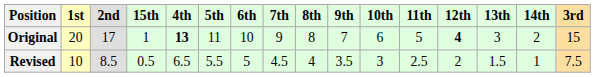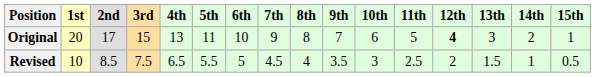columns swapped: (573, 15) <-> (146, 15)
(182, 38) bold -> (176, 38) normal
